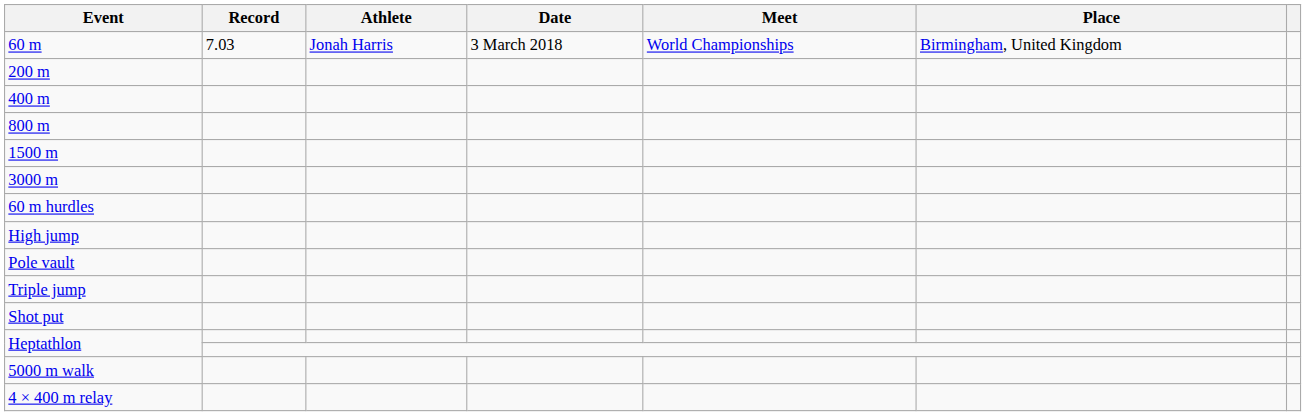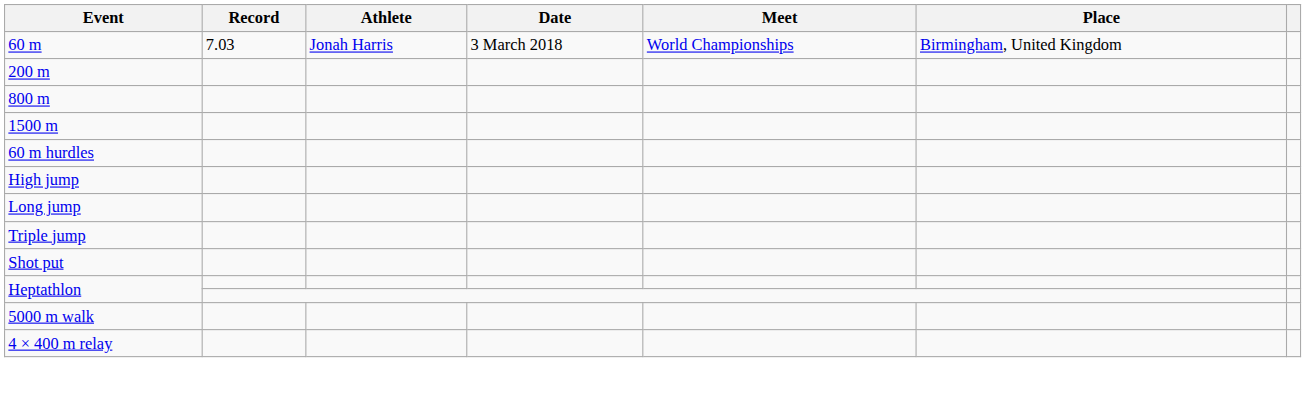- row: (29, 99)
- row: (33, 180)
- row: (41, 261)
+ row: (45, 207)
